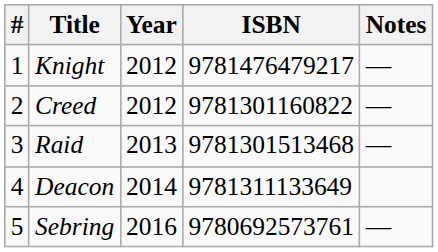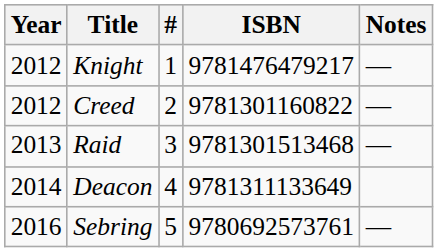columns swapped: (17, 24) <-> (151, 24)
